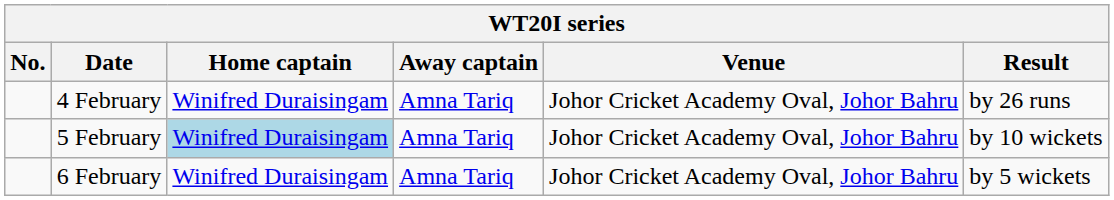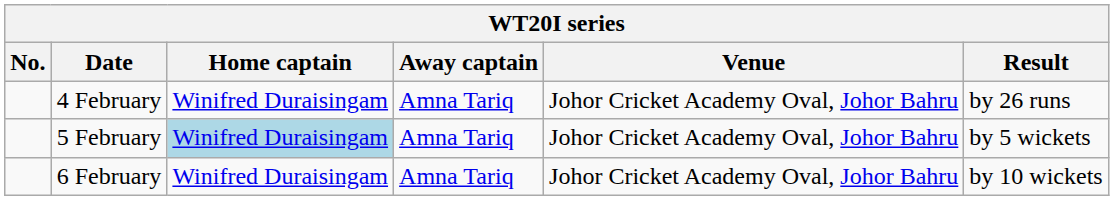(1036, 137) by 10 wickets -> (1030, 137) by 5 wickets
(1030, 175) by 5 wickets -> (1036, 175) by 10 wickets
